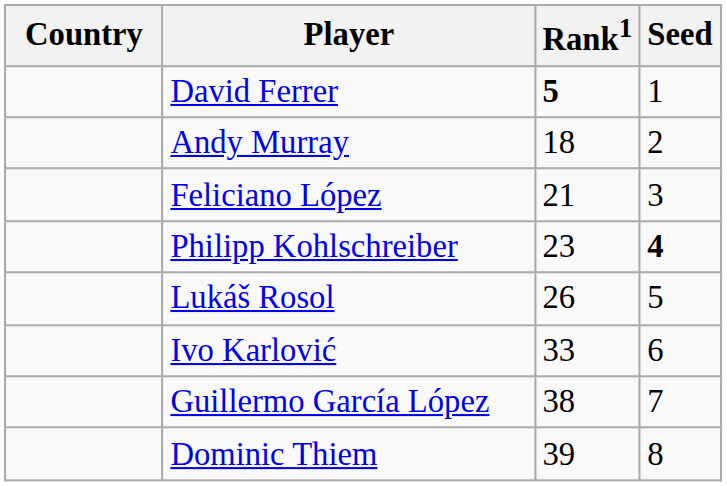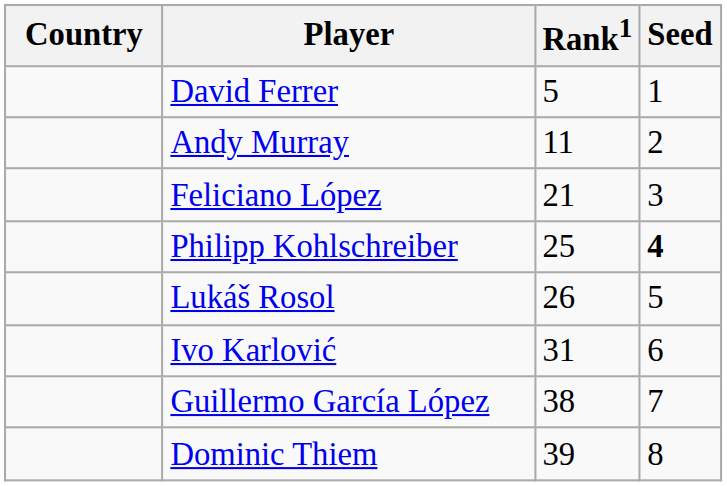(551, 90) bold -> (551, 90) normal
(559, 142) 18 -> (558, 142) 11
(559, 246) 23 -> (559, 246) 25
(559, 349) 33 -> (559, 349) 31
